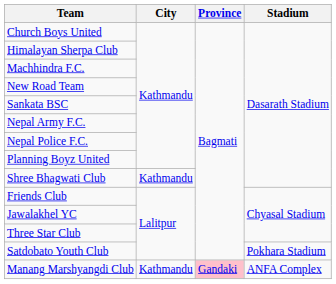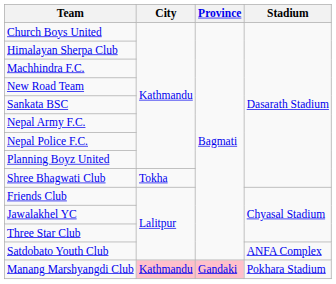(166, 178) Kathmandu -> (153, 178) Tokha
(286, 251) Pokhara Stadium -> (284, 251) ANFA Complex
(166, 269) no background -> (166, 269) pink background
(284, 269) ANFA Complex -> (286, 269) Pokhara Stadium
